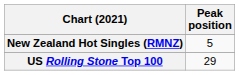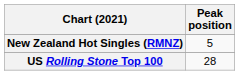(210, 61) 29 -> (210, 61) 28
